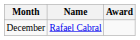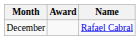columns swapped: (76, 12) <-> (119, 12)
